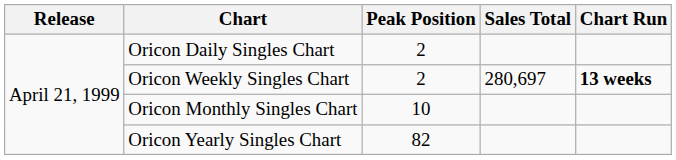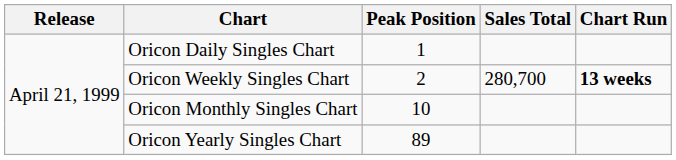(421, 49) 2 -> (421, 49) 1
(515, 79) 280,697 -> (515, 79) 280,700
(421, 139) 82 -> (421, 139) 89
